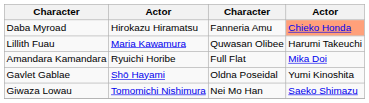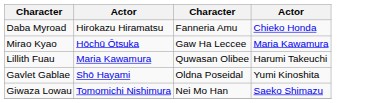(320, 28) lightsalmon background -> (285, 28) no background
+ row: (32, 43)
- row: (57, 59)
